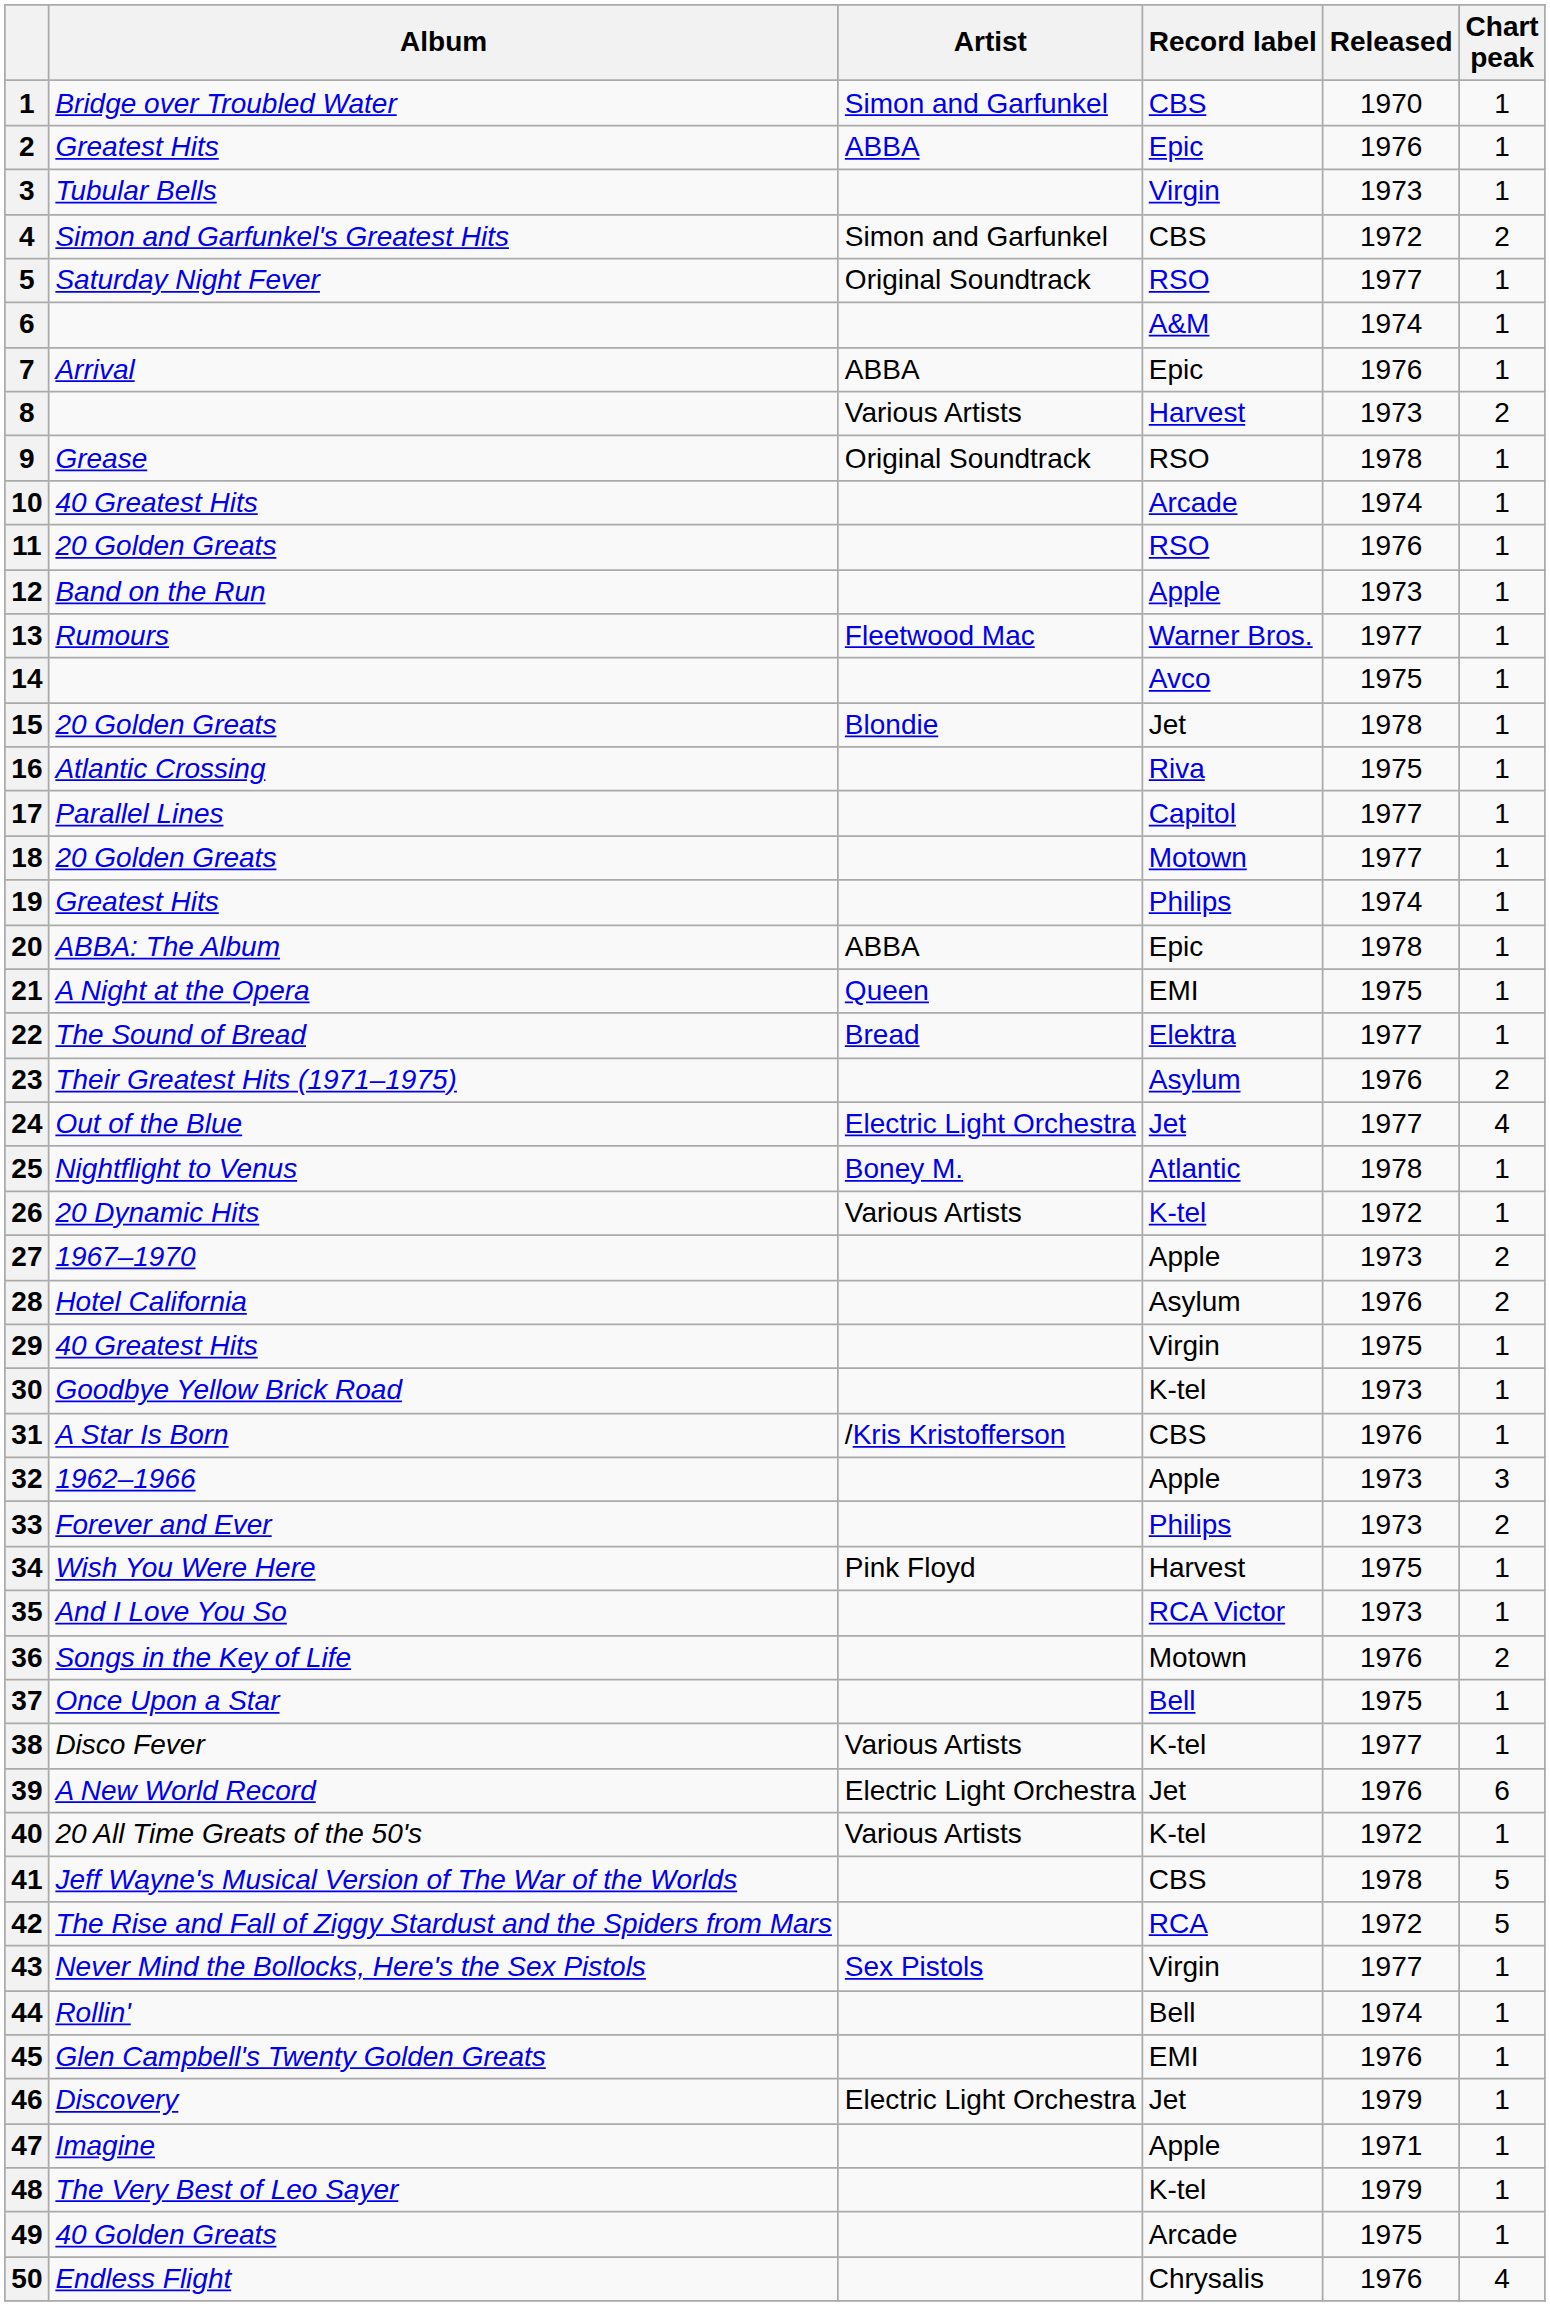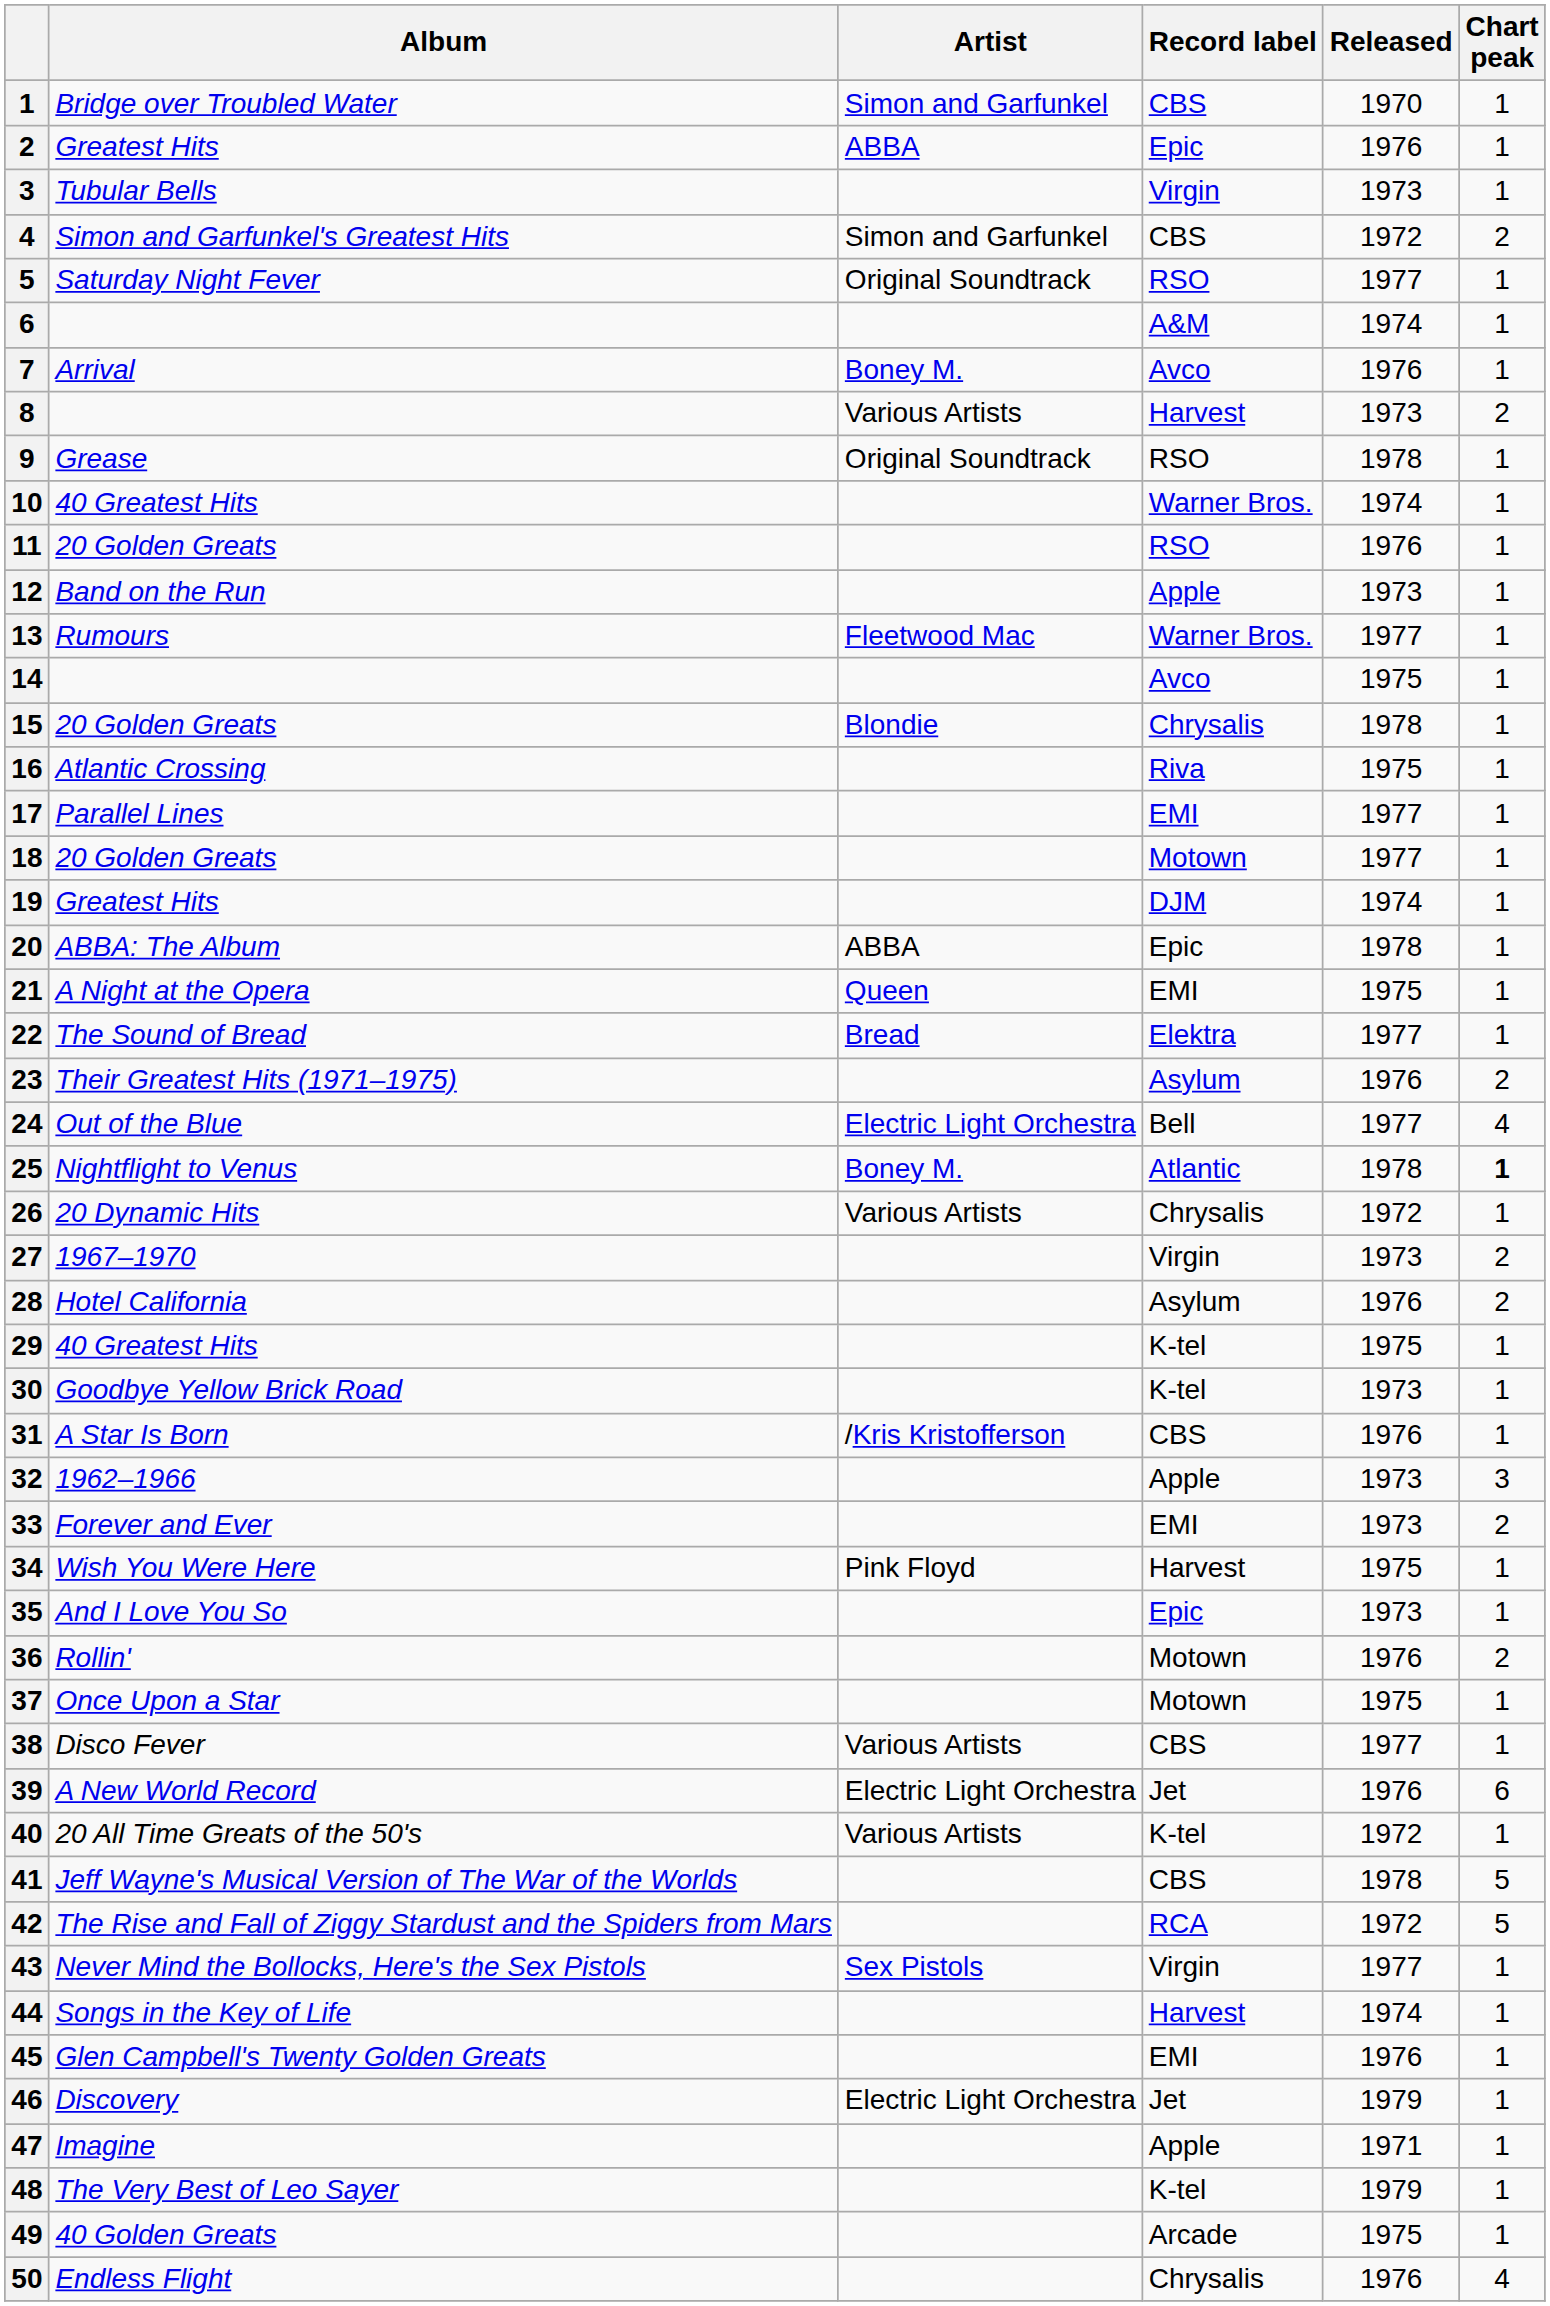(882, 369) ABBA -> (904, 369) Boney M.
(1176, 369) Epic -> (1180, 369) Avco
(1193, 502) Arcade -> (1231, 502) Warner Bros.
(1167, 724) Jet -> (1206, 724) Chrysalis
(1192, 813) Capitol -> (1174, 813) EMI
(1190, 901) Philips -> (1178, 901) DJM
(1167, 1123) Jet -> (1172, 1123) Bell
(1502, 1168) normal -> (1502, 1168) bold
(1178, 1212) K-tel -> (1206, 1212) Chrysalis
(1185, 1257) Apple -> (1184, 1257) Virgin
(1184, 1345) Virgin -> (1178, 1345) K-tel
(1190, 1523) Philips -> (1174, 1523) EMI
(1217, 1612) RCA Victor -> (1176, 1612) Epic
(203, 1656) Songs in the Key of Life -> (93, 1656) Rollin'
(1172, 1701) Bell -> (1198, 1701) Motown
(1178, 1745) K-tel -> (1178, 1745) CBS
(93, 2012) Rollin' -> (203, 2012) Songs in the Key of Life
(1172, 2012) Bell -> (1197, 2012) Harvest
